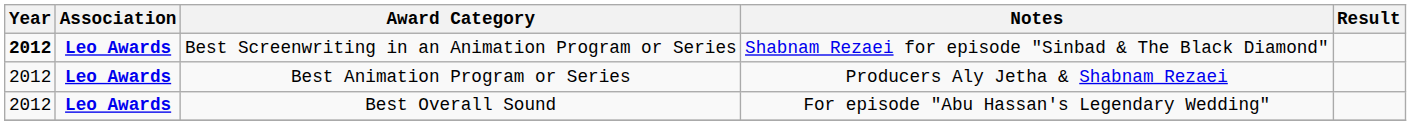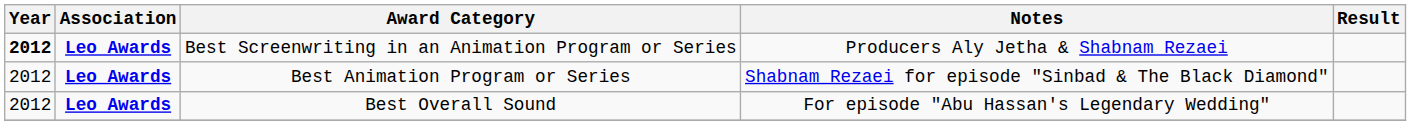(1037, 48) Shabnam Rezaei for episode "Sinbad & The Black Diamond" -> (1037, 48) Producers Aly Jetha & Shabnam Rezaei
(1037, 77) Producers Aly Jetha & Shabnam Rezaei -> (1037, 77) Shabnam Rezaei for episode "Sinbad & The Black Diamond"
